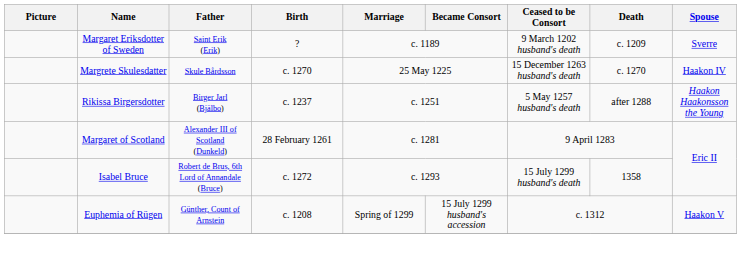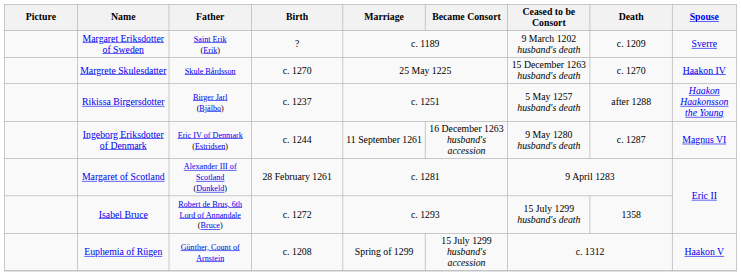+ row: (123, 140)
